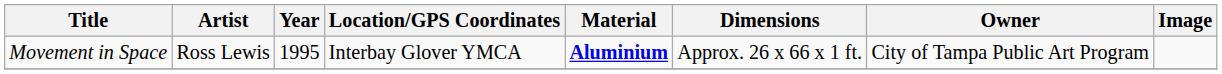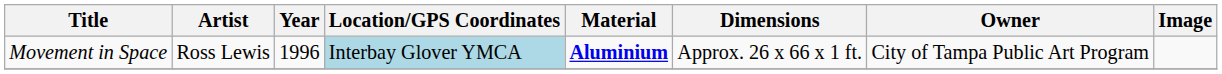(299, 52) 1995 -> (299, 52) 1996
(425, 52) no background -> (425, 52) lightblue background
